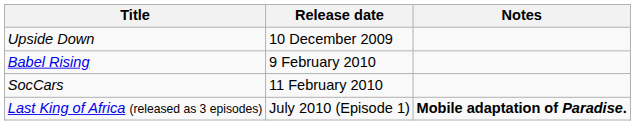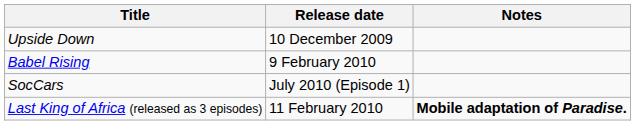(326, 85) 11 February 2010 -> (339, 85) July 2010 (Episode 1)
(339, 108) July 2010 (Episode 1) -> (326, 108) 11 February 2010
